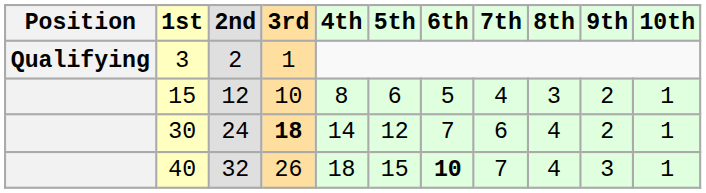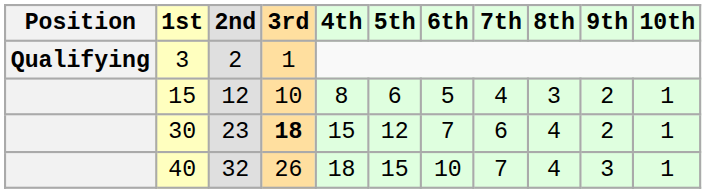(235, 133) 24 -> (235, 133) 23
(342, 133) 14 -> (342, 133) 15
(448, 170) bold -> (448, 170) normal
